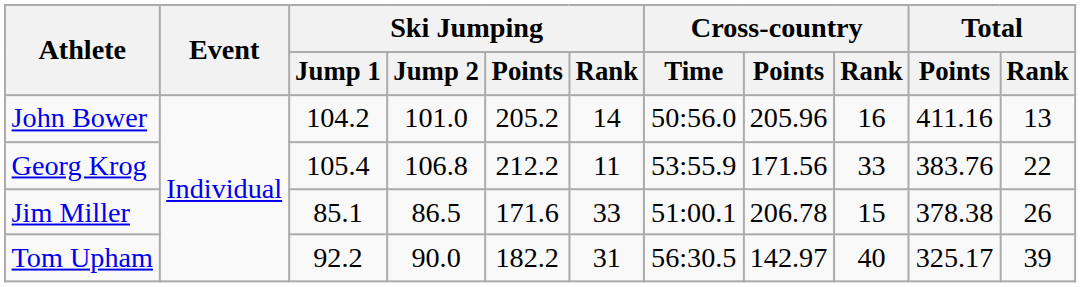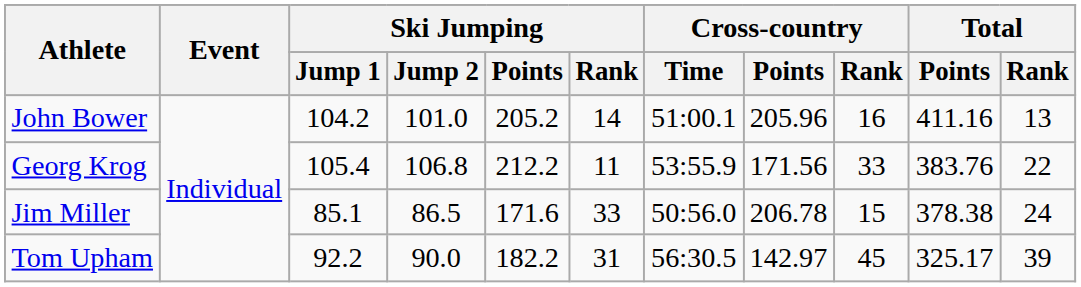(694, 118) 50:56.0 -> (694, 118) 51:00.1
(694, 211) 51:00.1 -> (694, 211) 50:56.0
(1037, 211) 26 -> (1037, 211) 24
(871, 258) 40 -> (871, 258) 45
